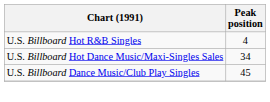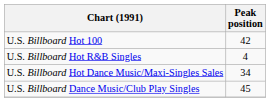+ row: (54, 40)
